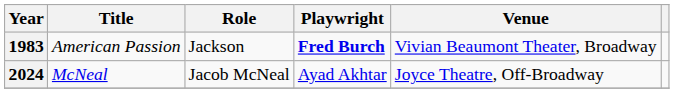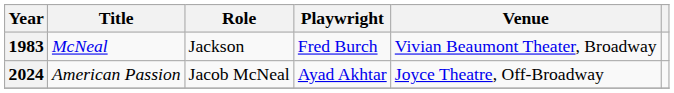(116, 46) American Passion -> (80, 46) McNeal
(341, 46) bold -> (338, 46) normal
(80, 74) McNeal -> (116, 74) American Passion
